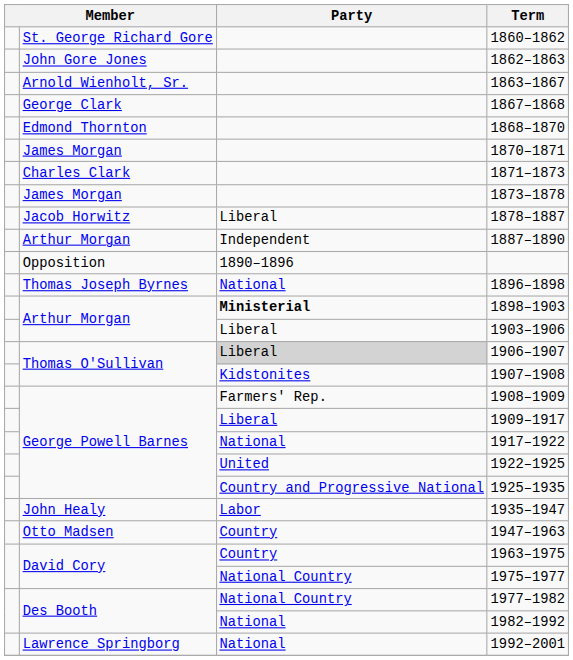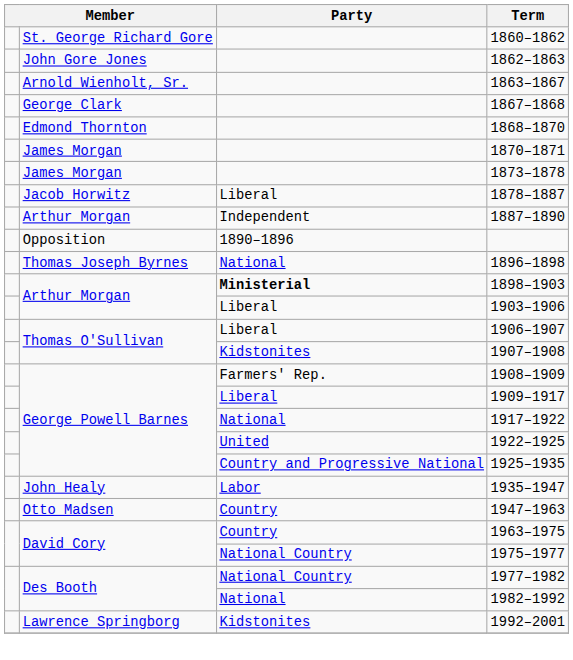- row: (76, 173)
(248, 353) lightgrey background -> (248, 330) no background
(252, 645) National -> (265, 622) Kidstonites
